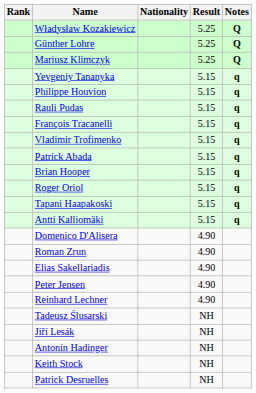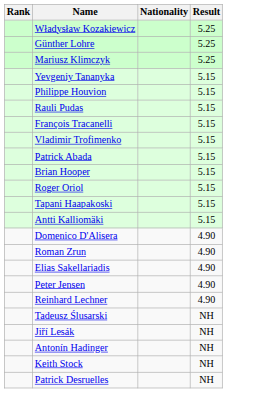- column: (237, 12)
